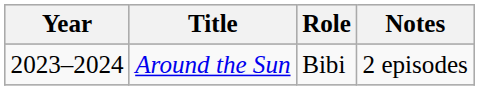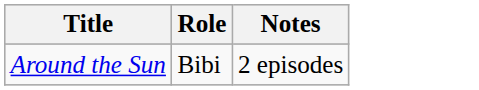- column: (67, 24)
